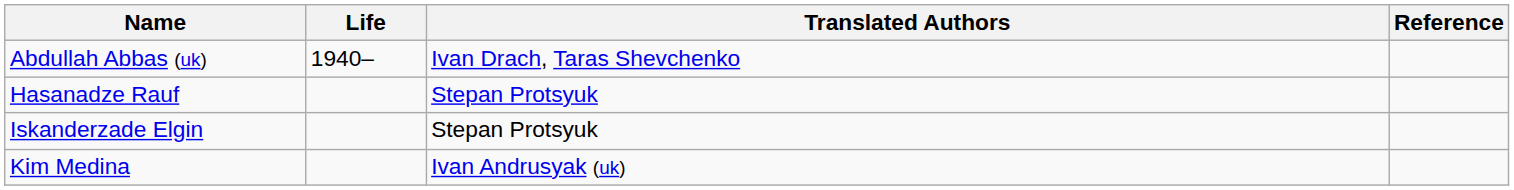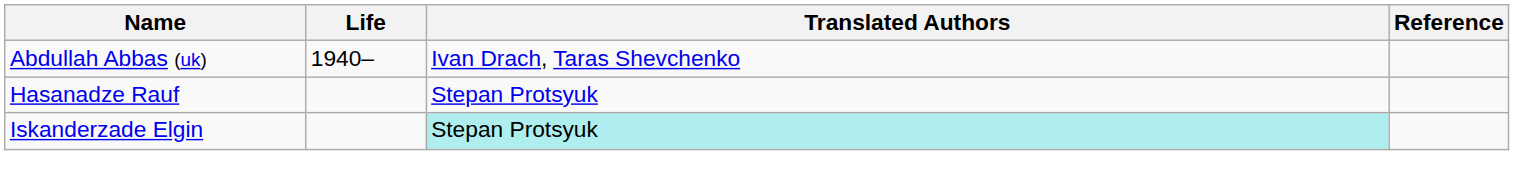(515, 130) no background -> (515, 130) paleturquoise background
- row: (70, 166)
